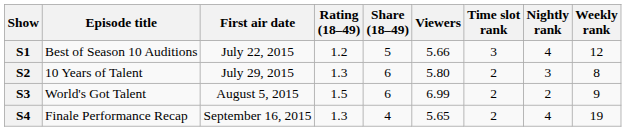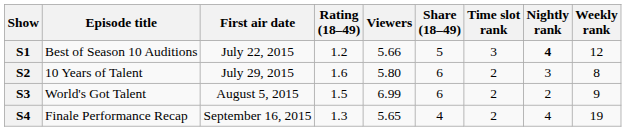columns swapped: (388, 22) <-> (438, 22)
(548, 51) normal -> (548, 51) bold
(339, 72) 1.3 -> (339, 72) 1.6
